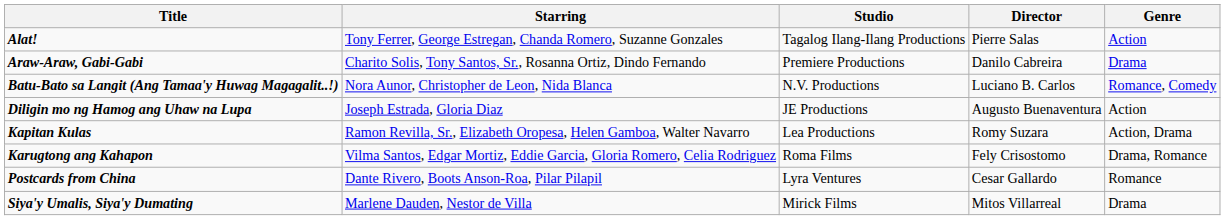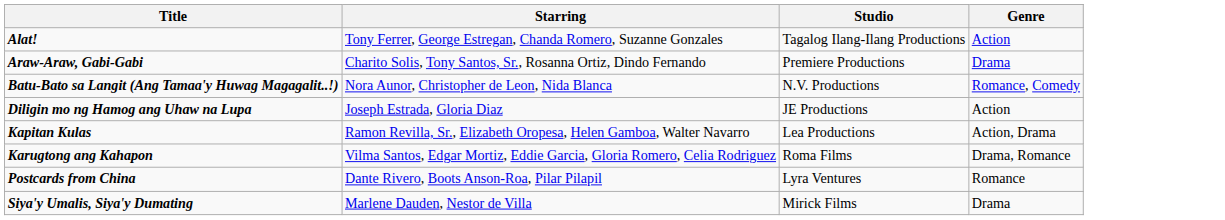- column: (1037, 16)
